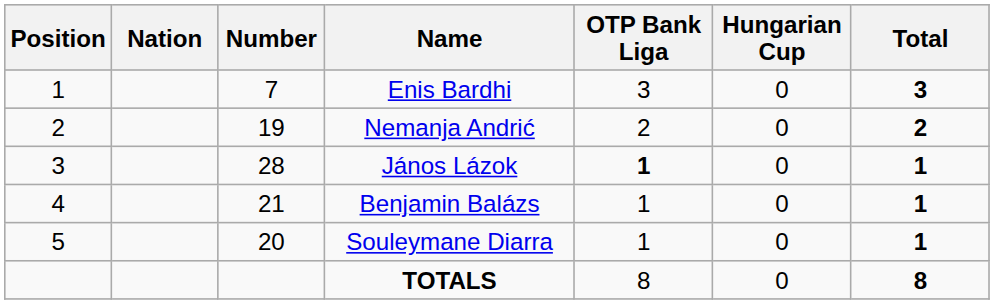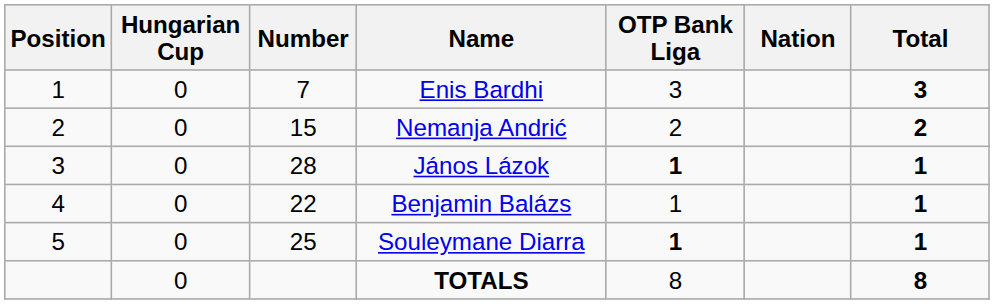columns swapped: (165, 38) <-> (782, 38)
(271, 128) 19 -> (303, 128) 15
(271, 204) 21 -> (303, 204) 22
(271, 242) 20 -> (303, 242) 25
(644, 242) normal -> (675, 242) bold
